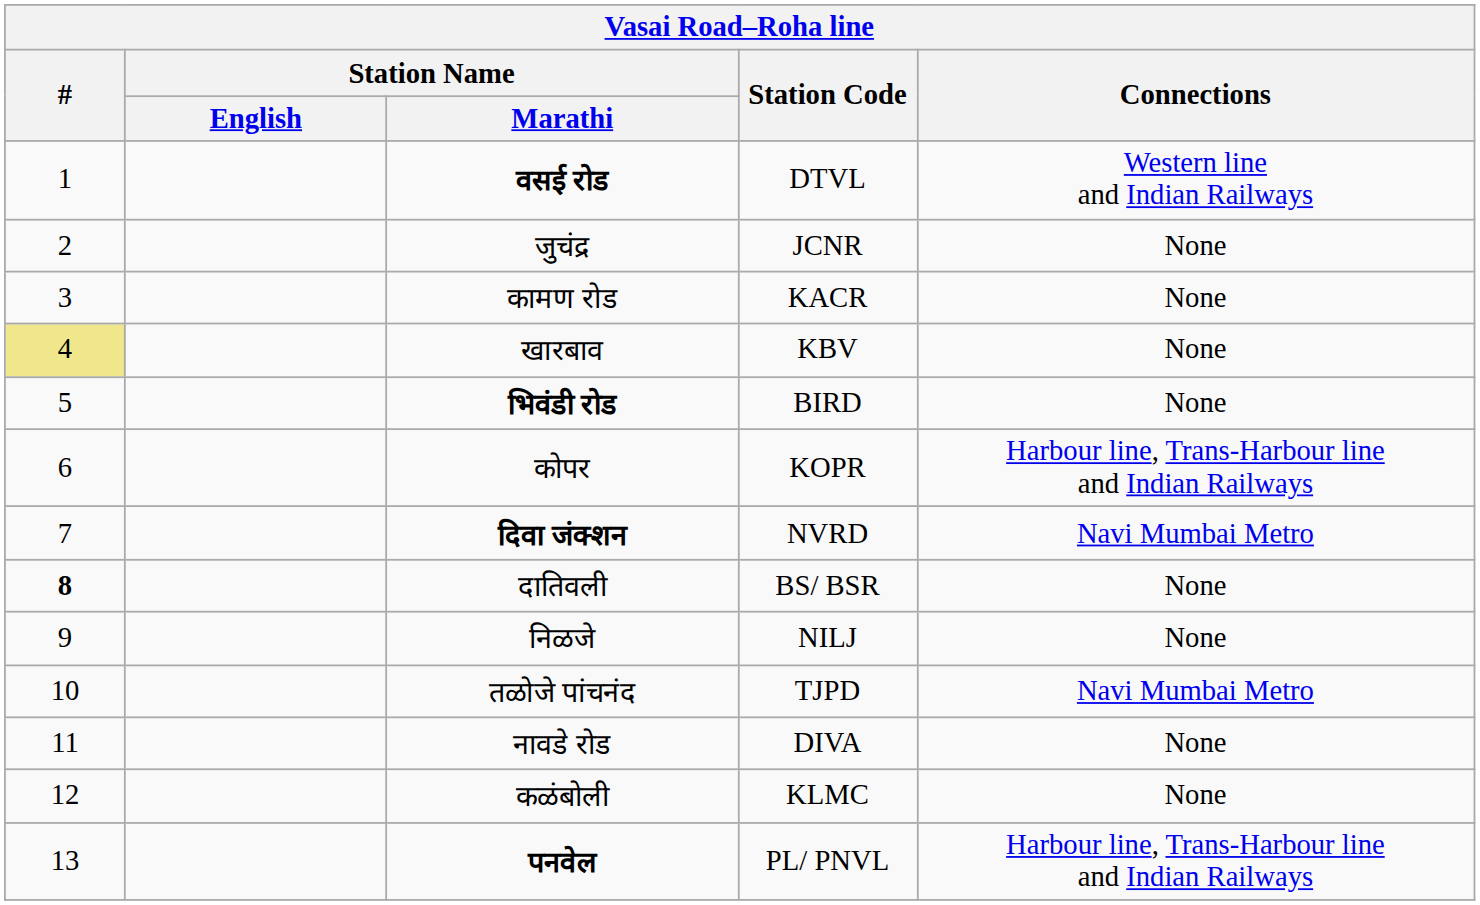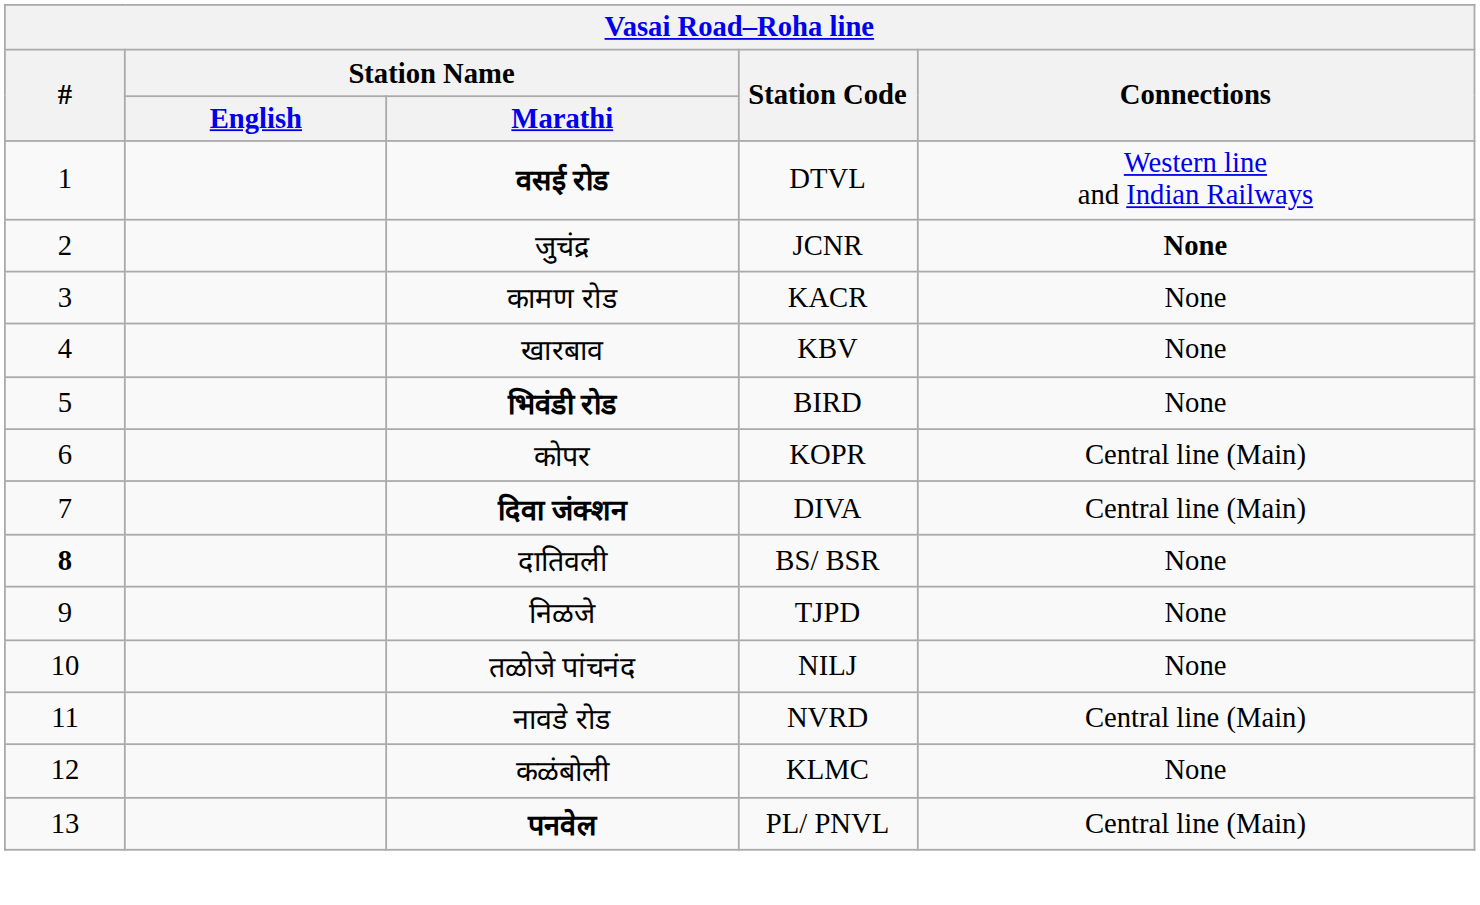(1195, 244) normal -> (1195, 244) bold
(65, 349) khaki background -> (65, 349) no background
(1195, 467) Harbour line, Trans-Harbour line and Indian Railways -> (1195, 455) Central line (Main)
(828, 532) NVRD -> (828, 507) DIVA
(1195, 532) Navi Mumbai Metro -> (1195, 507) Central line (Main)
(827, 637) NILJ -> (827, 612) TJPD
(827, 690) TJPD -> (827, 665) NILJ
(1195, 690) Navi Mumbai Metro -> (1195, 665) None
(828, 742) DIVA -> (828, 717) NVRD
(1195, 742) None -> (1195, 717) Central line (Main)
(1195, 860) Harbour line, Trans-Harbour line and Indian Railways -> (1195, 823) Central line (Main)
